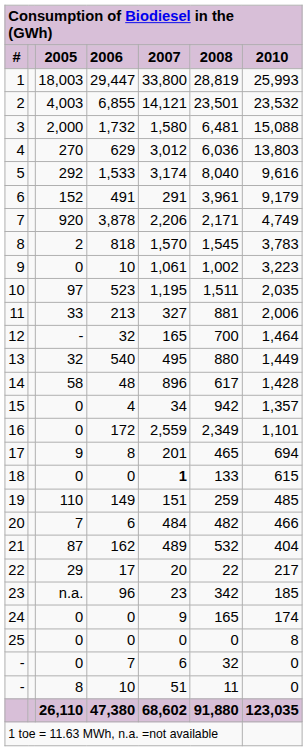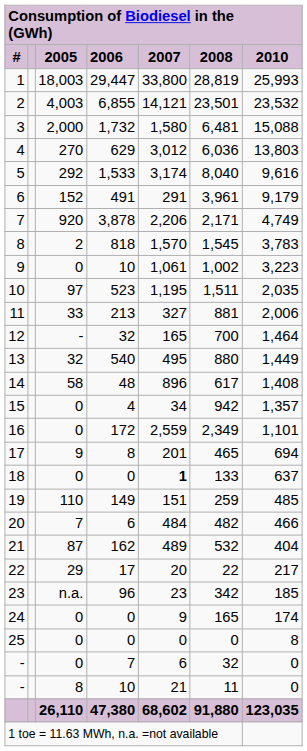(280, 383) 1,428 -> (280, 383) 1,408
(286, 477) 615 -> (286, 477) 637
(179, 687) 51 -> (179, 687) 21
